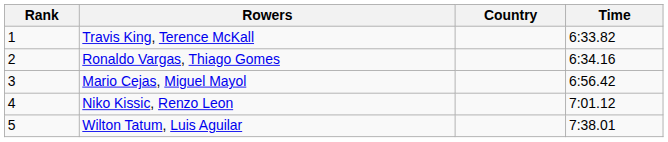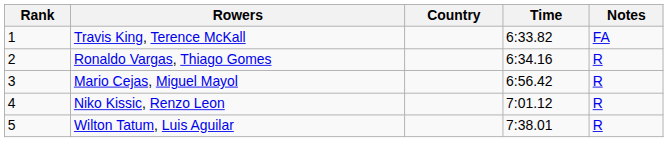+ column: (626, 15)
